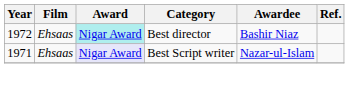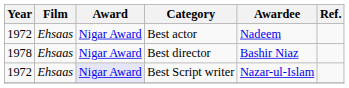+ row: (172, 33)
(20, 33) 1972 -> (20, 53) 1978
(110, 33) paleturquoise background -> (110, 53) no background
(20, 53) 1971 -> (20, 72) 1972
